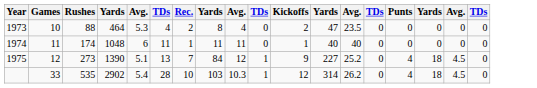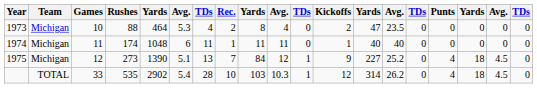+ column: (50, 12)
